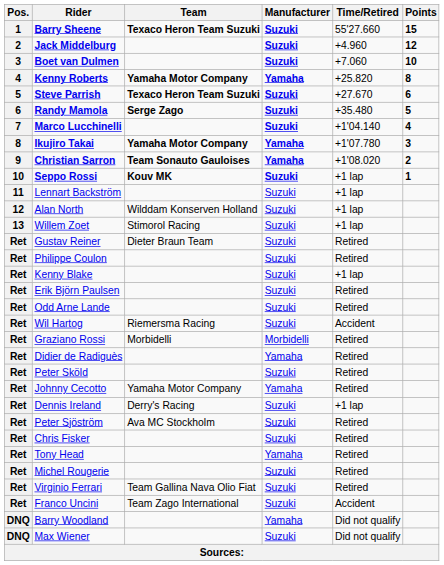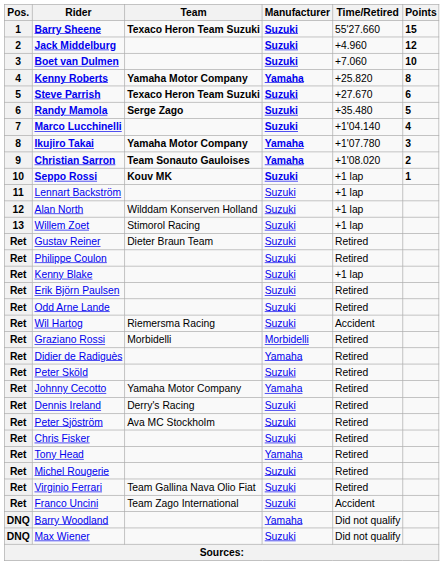(349, 405) +1 lap -> (352, 405) Retired
